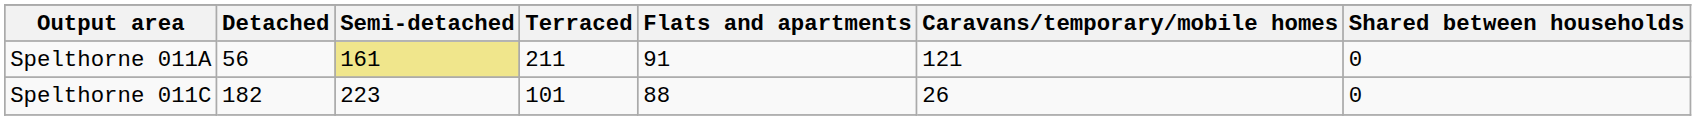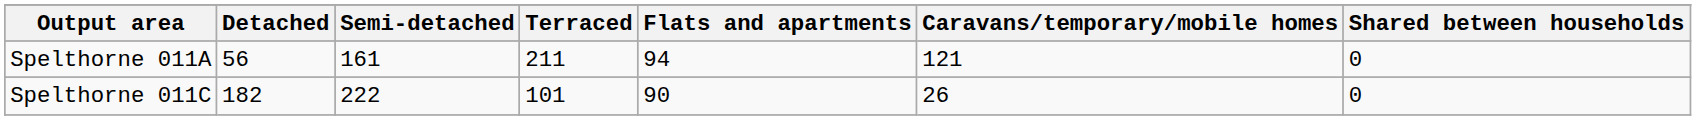(360, 60) khaki background -> (360, 60) no background
(657, 60) 91 -> (657, 60) 94
(360, 96) 223 -> (360, 96) 222
(657, 96) 88 -> (657, 96) 90
